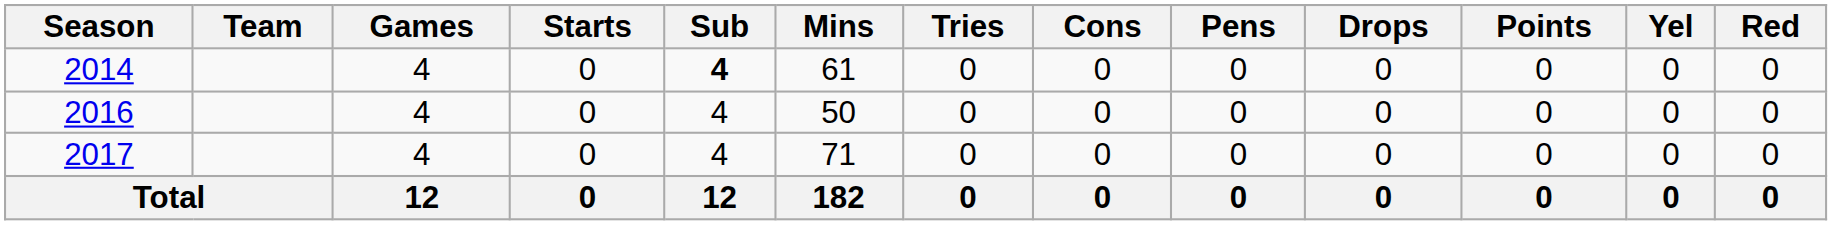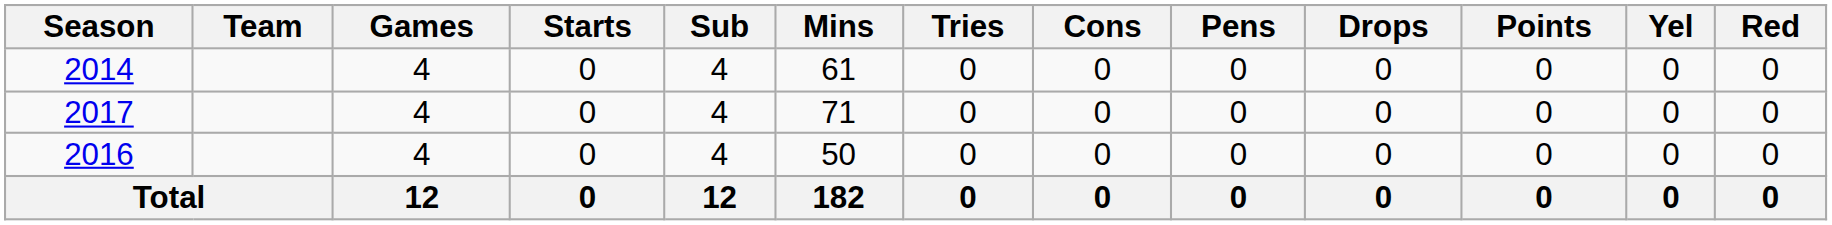(720, 69) bold -> (720, 69) normal
rows swapped: (99, 111) <-> (99, 154)
